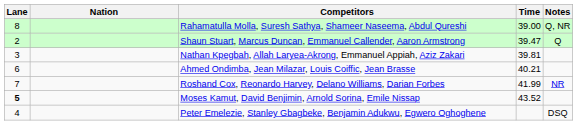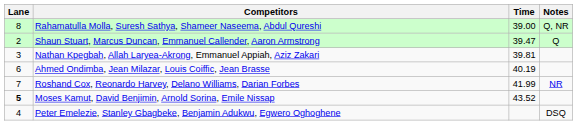- column: (104, 12)
(529, 69) 40.21 -> (524, 69) 40.19
